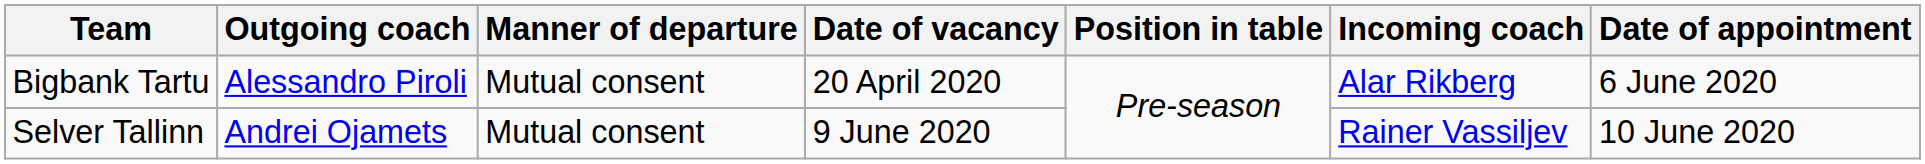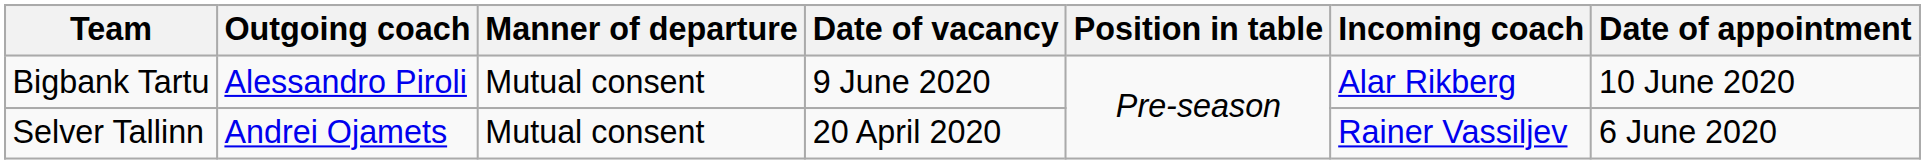(907, 81) 20 April 2020 -> (902, 81) 9 June 2020
(1688, 81) 6 June 2020 -> (1697, 81) 10 June 2020
(902, 132) 9 June 2020 -> (907, 132) 20 April 2020
(1697, 132) 10 June 2020 -> (1688, 132) 6 June 2020
